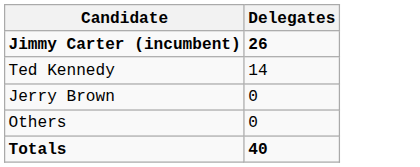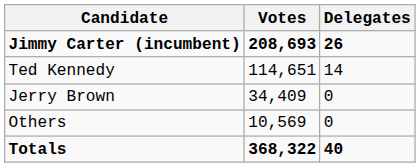+ column: (282, 18)
